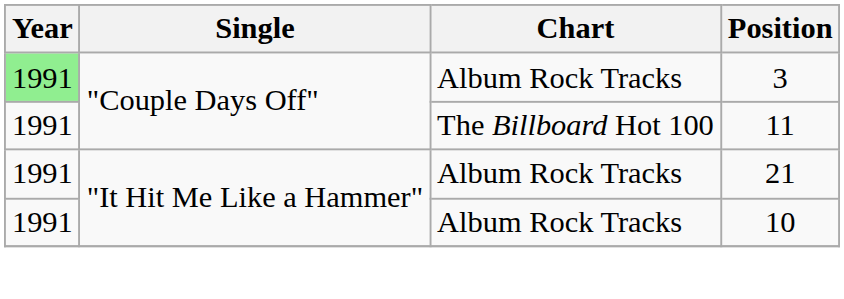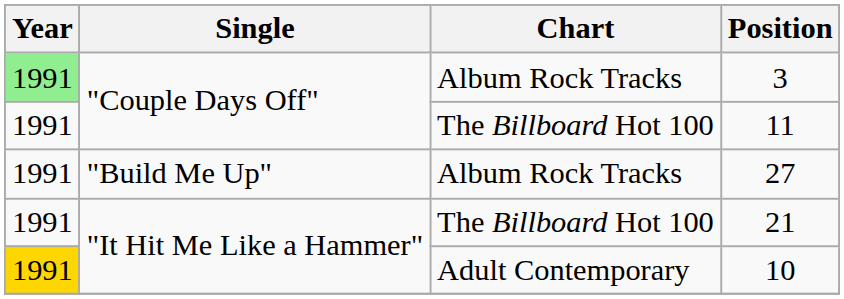+ row: (780, 173)
(560, 173) Album Rock Tracks -> (575, 221) The Billboard Hot 100
(42, 221) no background -> (42, 269) gold background
(560, 221) Album Rock Tracks -> (563, 269) Adult Contemporary
